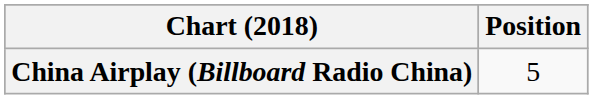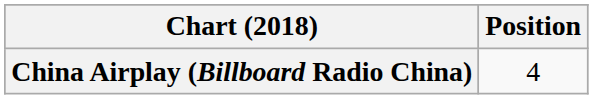(533, 70) 5 -> (533, 70) 4
